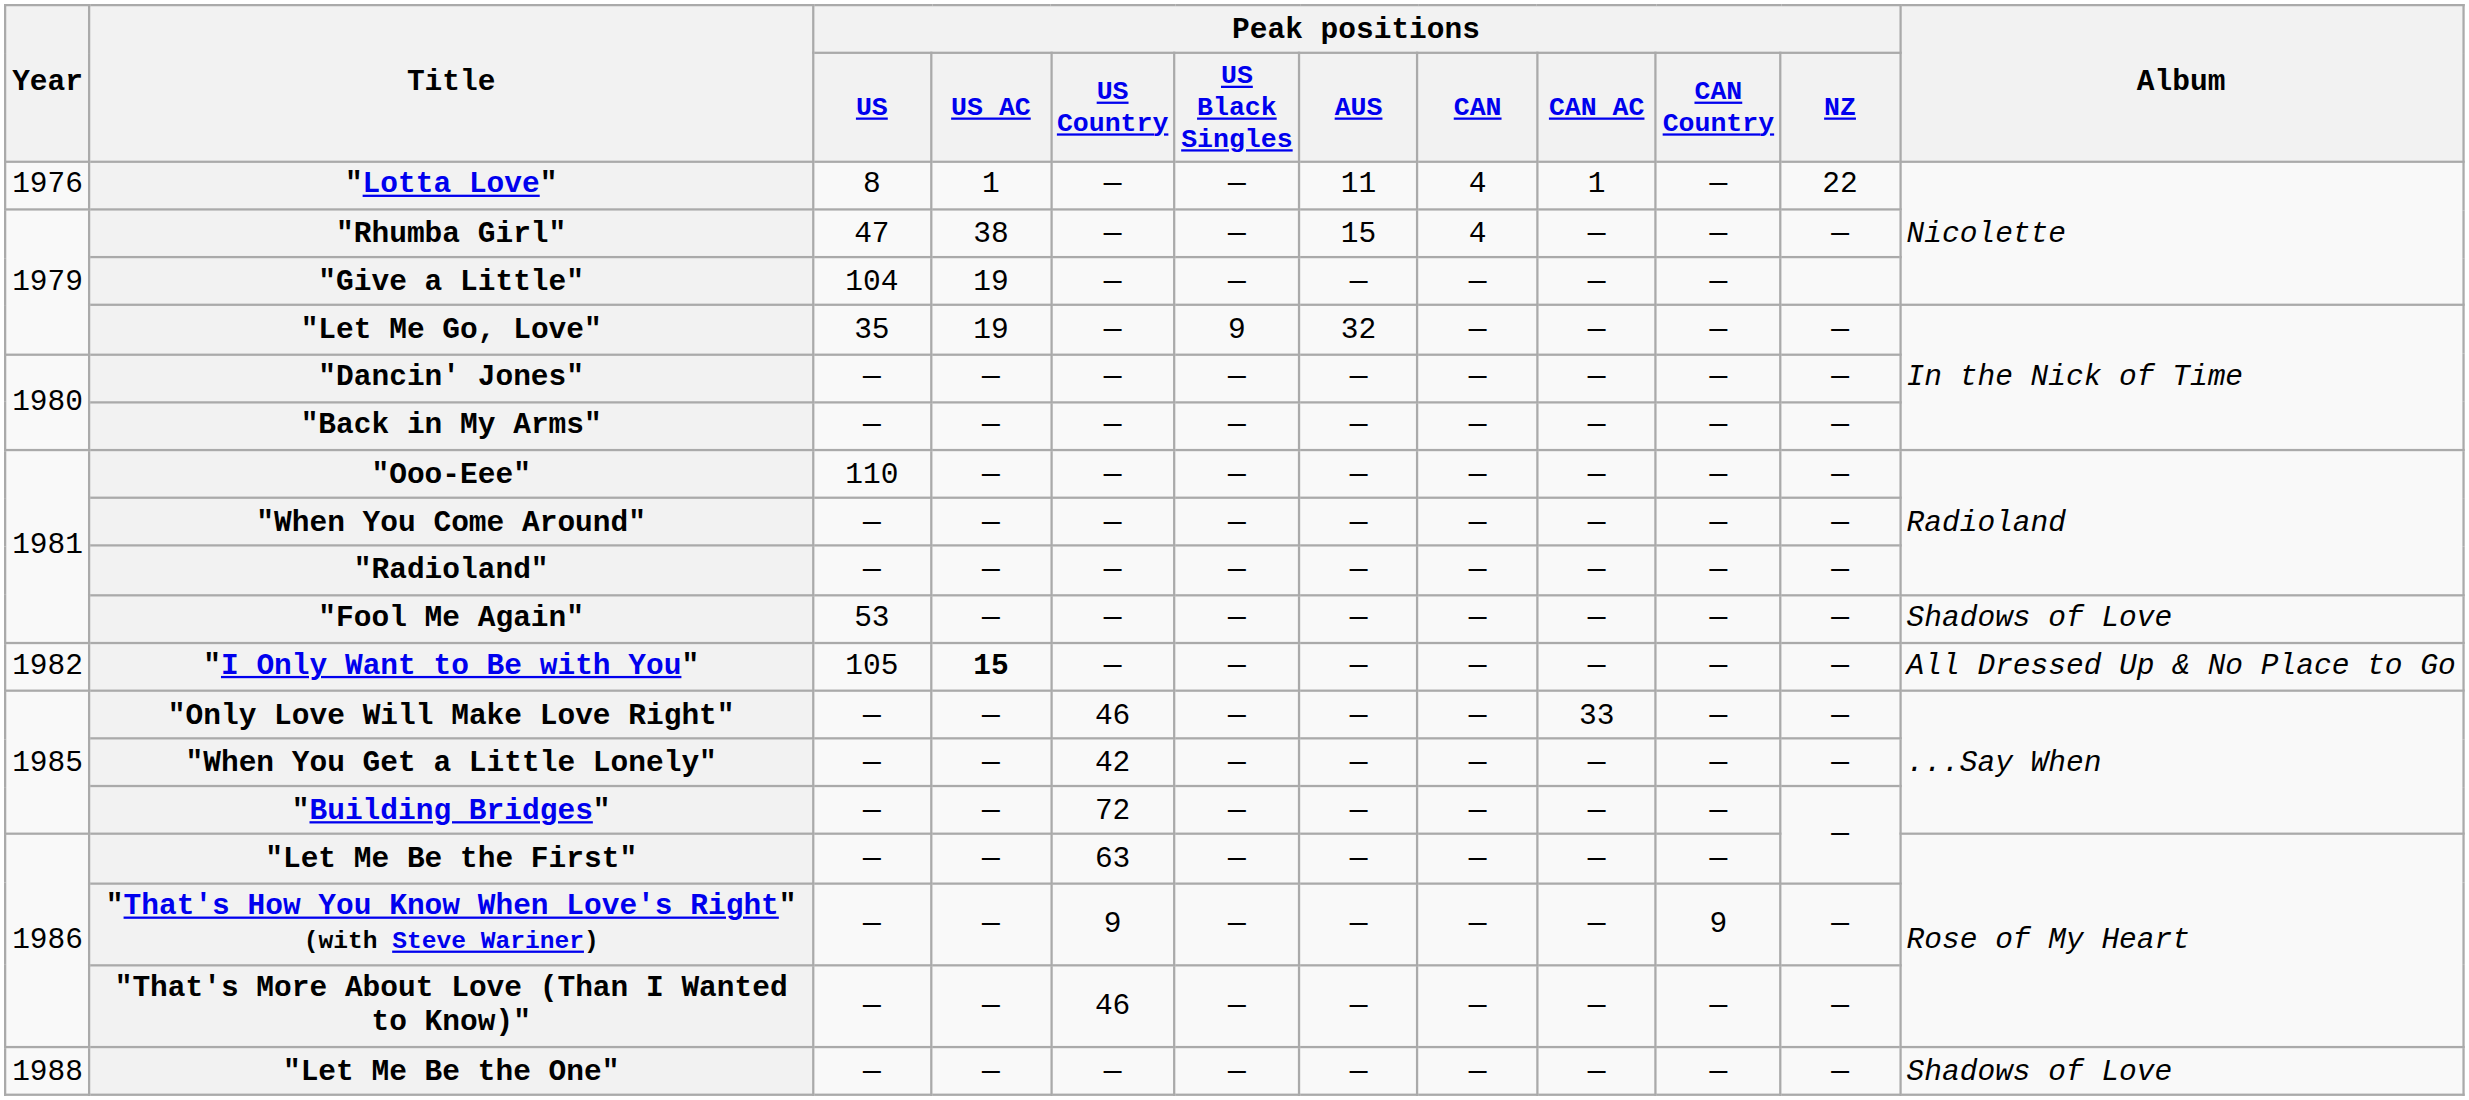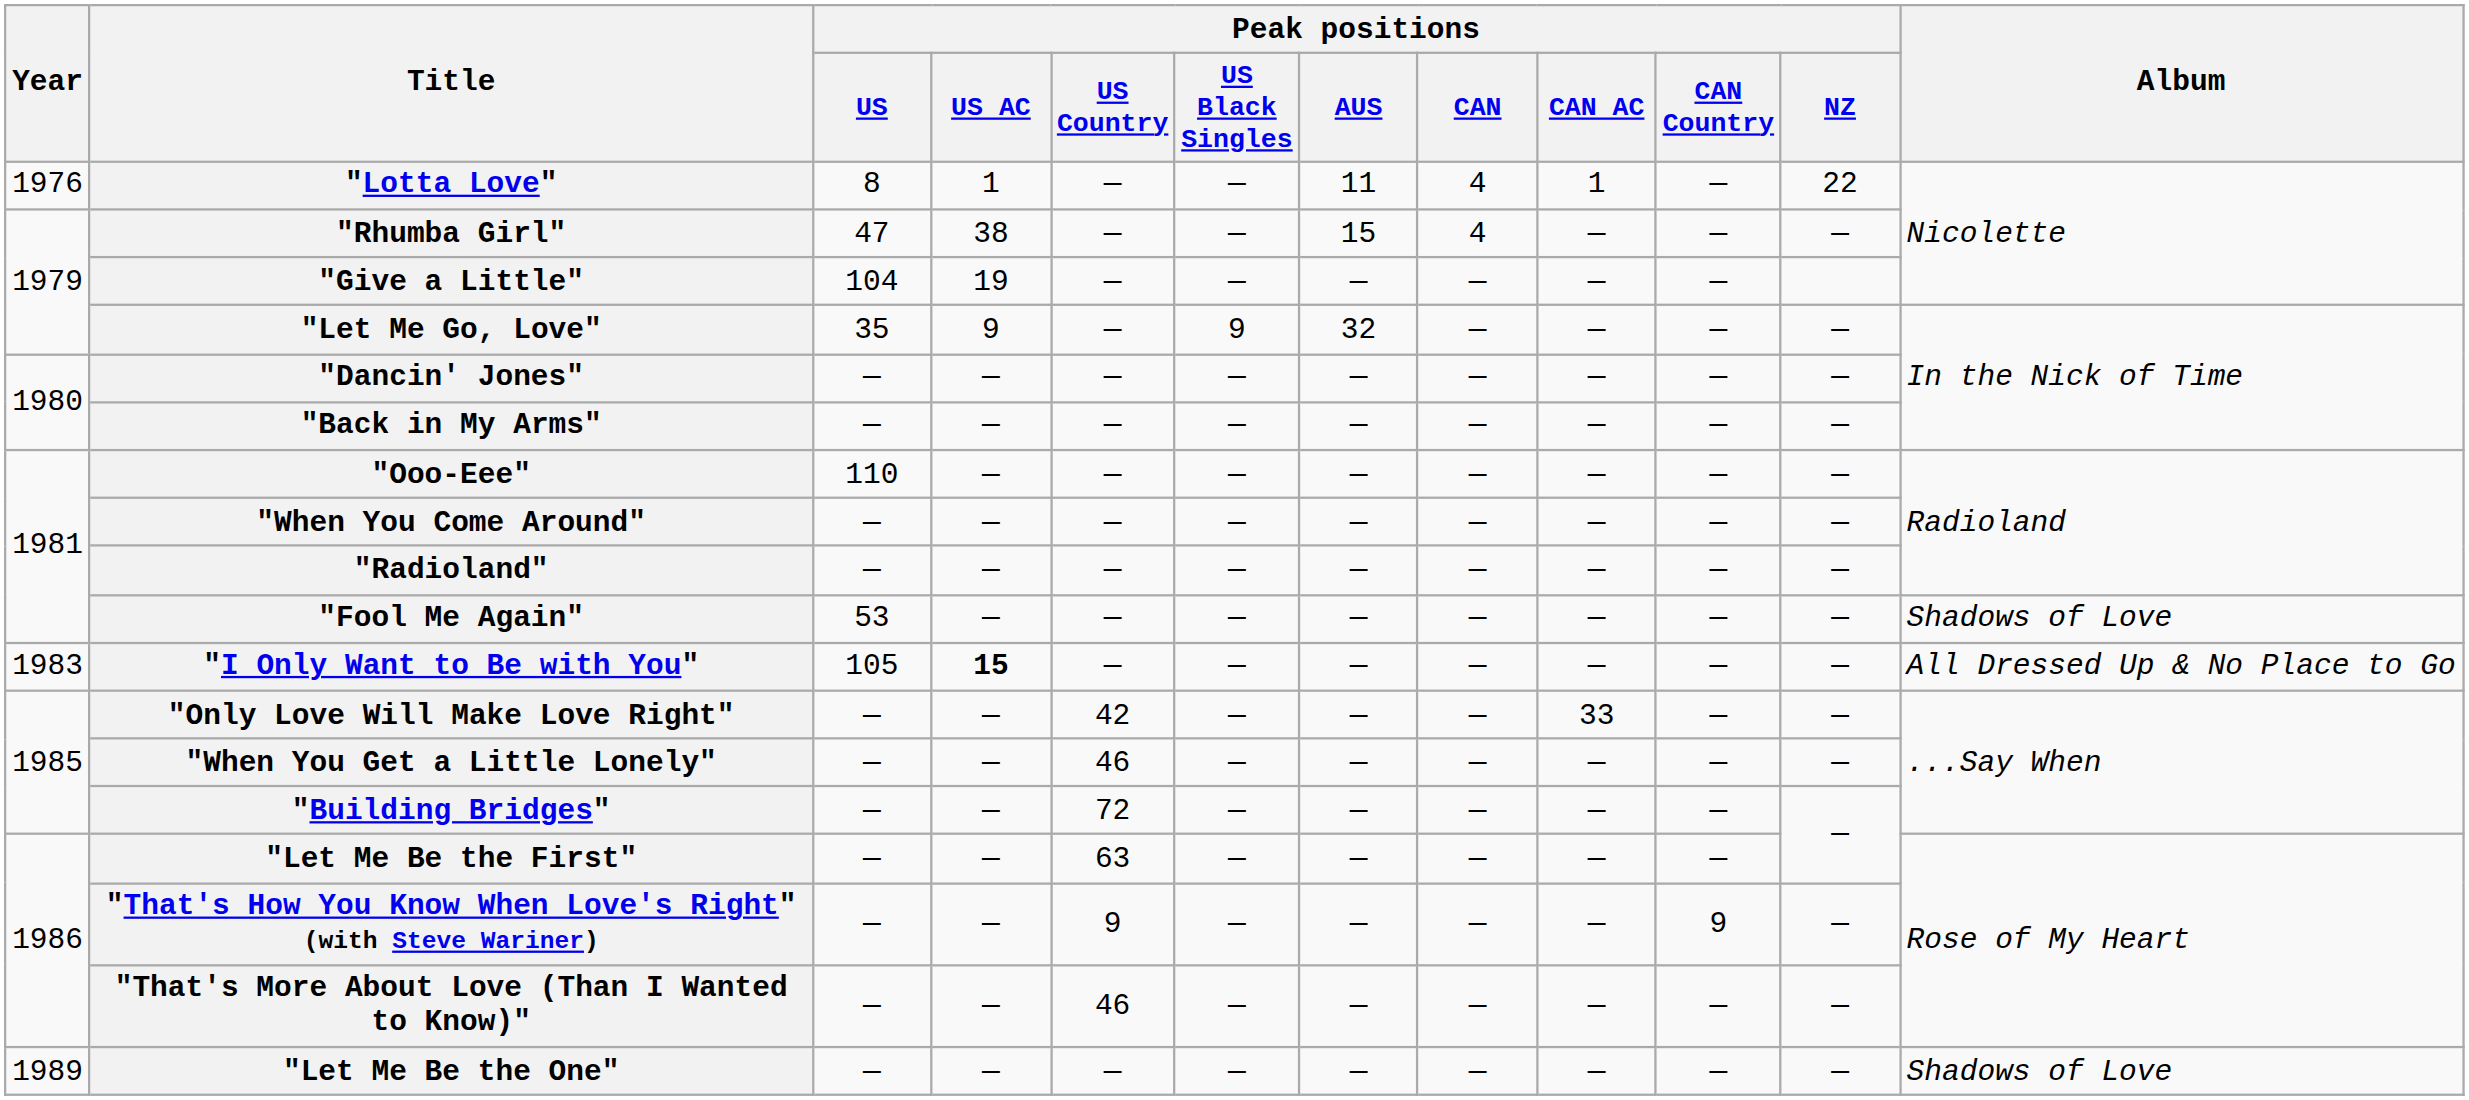(991, 330) 19 -> (991, 330) 9
(48, 666) 1982 -> (48, 666) 1983
(1113, 715) 46 -> (1113, 715) 42
(1113, 763) 42 -> (1113, 763) 46
(48, 1071) 1988 -> (48, 1071) 1989
